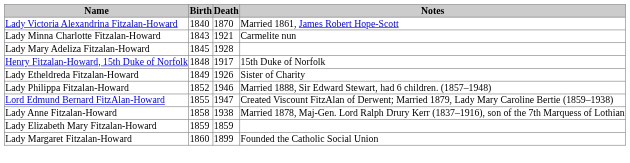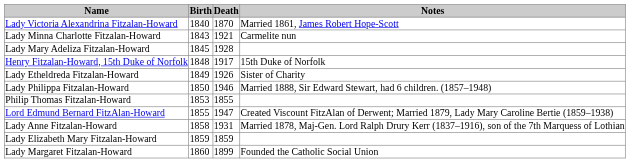(199, 87) 1852 -> (199, 87) 1850
+ row: (68, 100)
(224, 113) 1938 -> (224, 126) 1931
